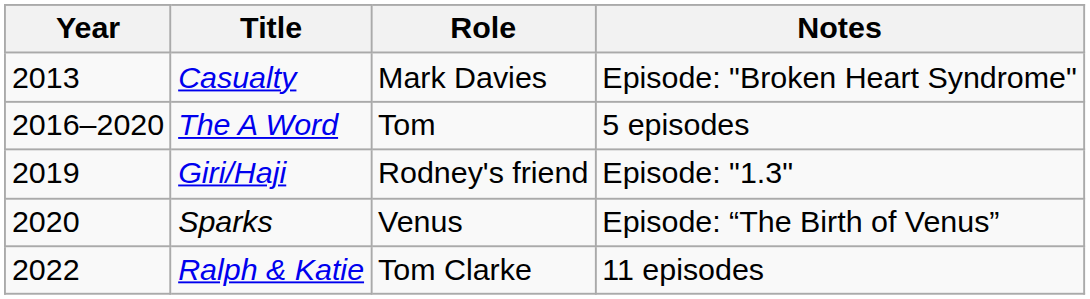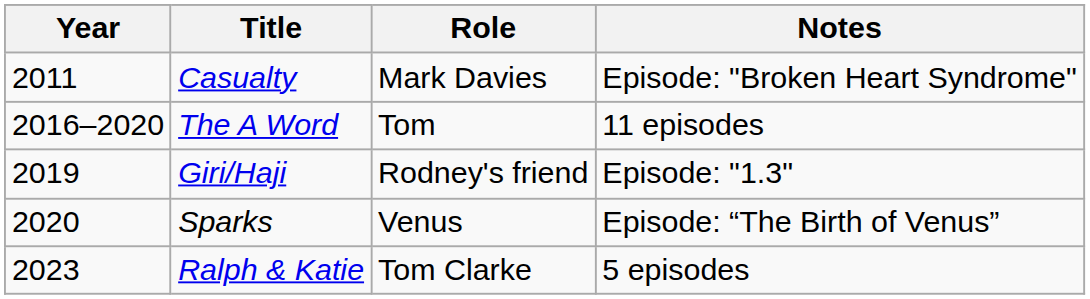(46, 76) 2013 -> (45, 76) 2011
(676, 125) 5 episodes -> (683, 125) 11 episodes
(46, 269) 2022 -> (46, 269) 2023
(683, 269) 11 episodes -> (676, 269) 5 episodes
